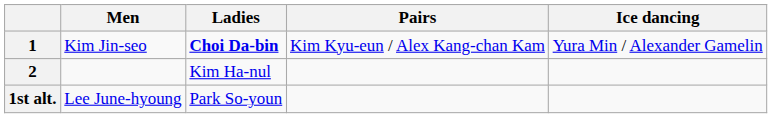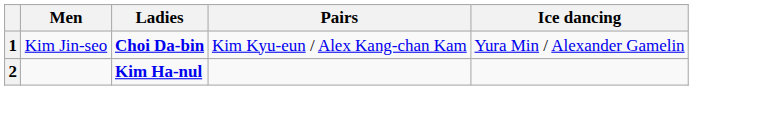(230, 71) normal -> (159, 71) bold
- row: (32, 98)
